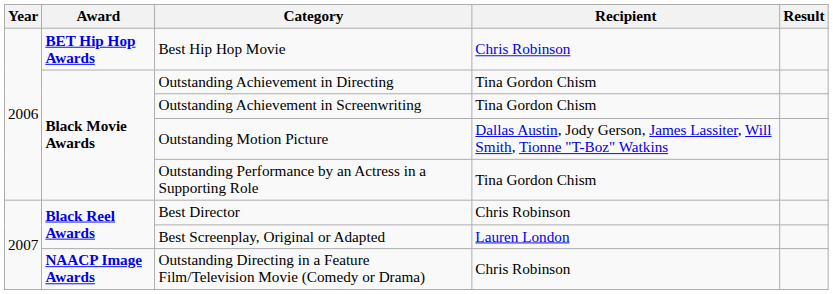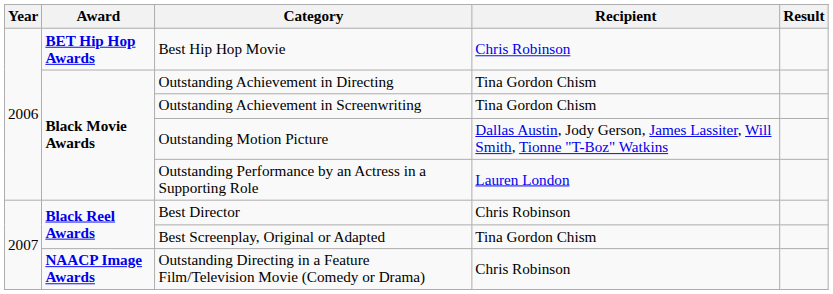(536, 179) Tina Gordon Chism -> (522, 179) Lauren London
(522, 236) Lauren London -> (536, 236) Tina Gordon Chism
